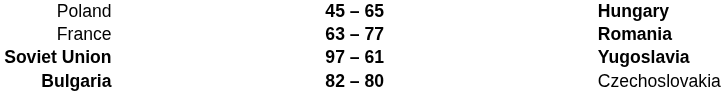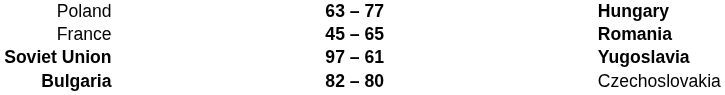(355, 11) 45 – 65 -> (355, 11) 63 – 77
(355, 34) 63 – 77 -> (355, 34) 45 – 65
